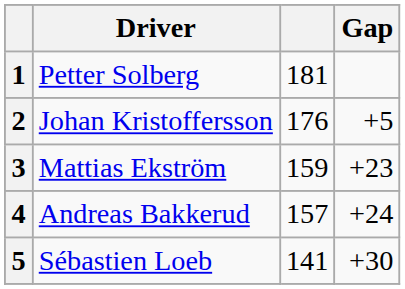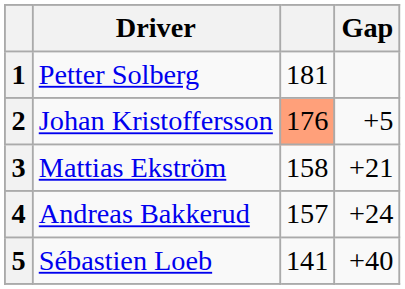(307, 121) no background -> (307, 121) lightsalmon background
(307, 167) 159 -> (307, 167) 158
(371, 167) +23 -> (371, 167) +21
(371, 261) +30 -> (371, 261) +40
